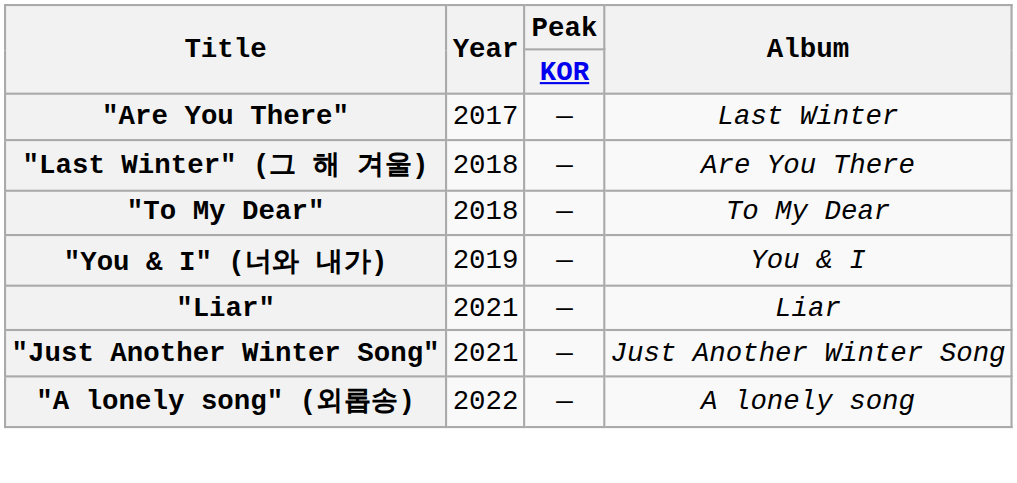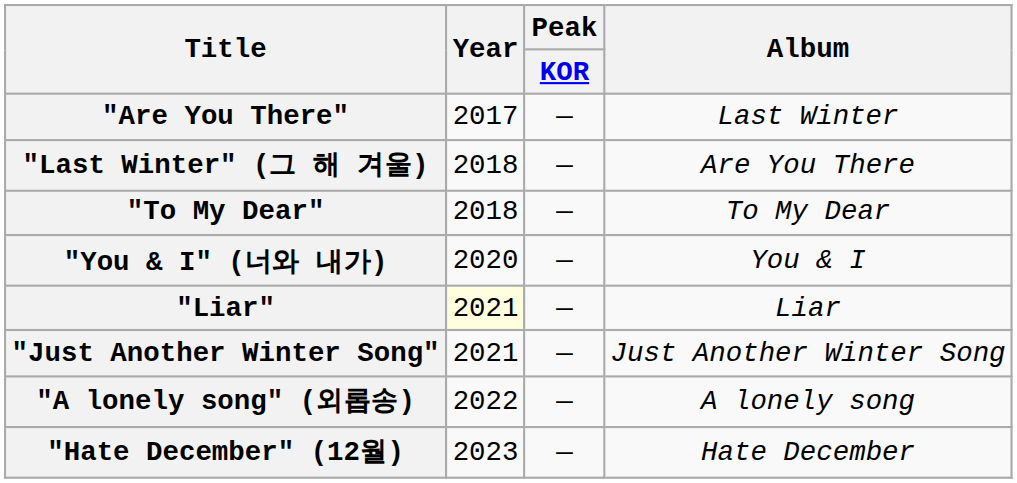(486, 260) 2019 -> (486, 260) 2020
(486, 308) no background -> (486, 308) lightyellow background
+ row: (226, 453)
